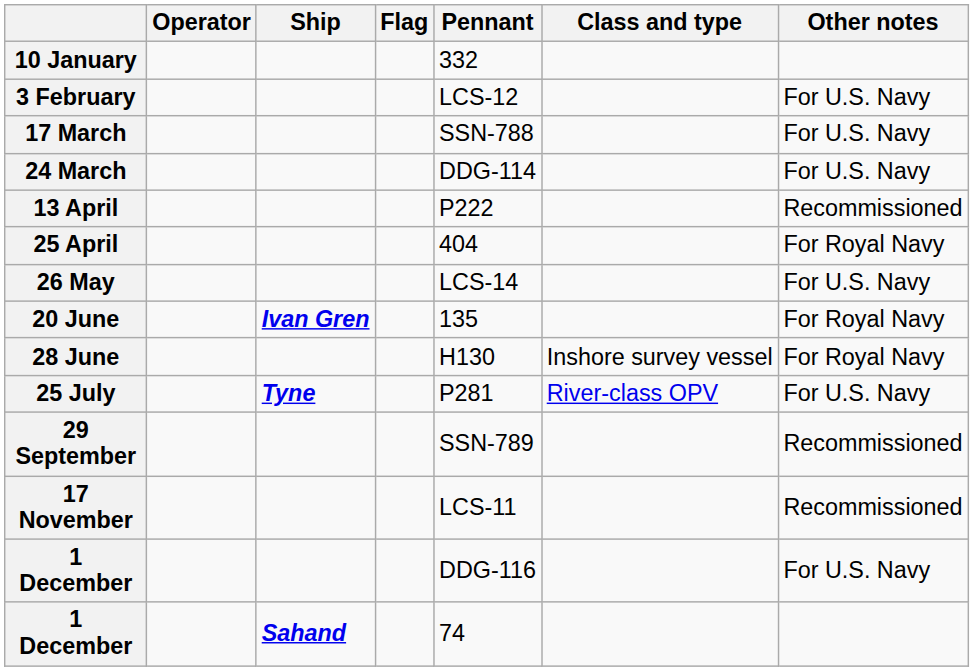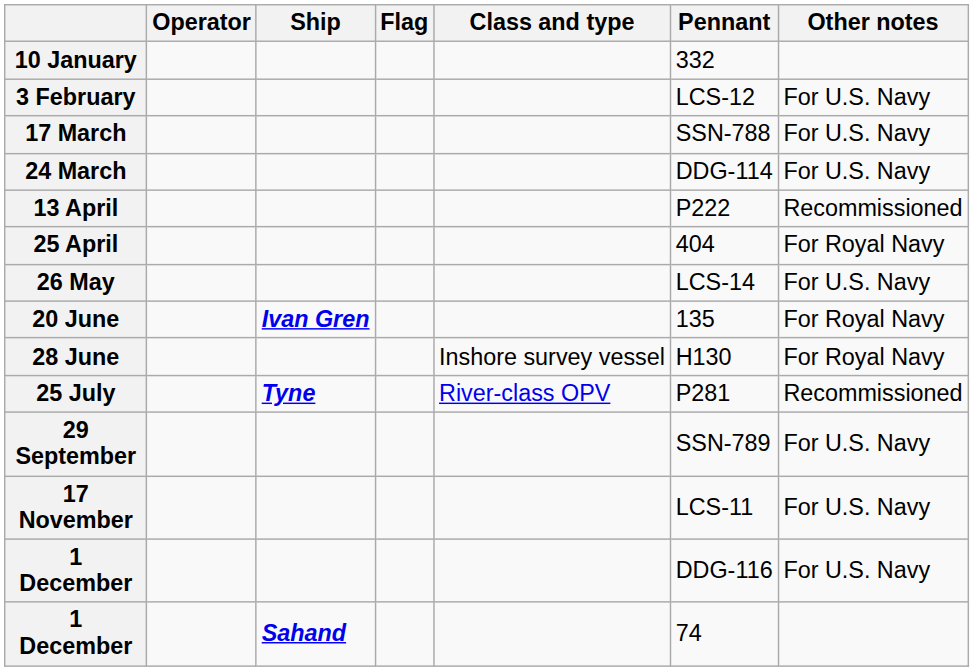columns swapped: (660, 23) <-> (487, 23)
(857, 393) For U.S. Navy -> (873, 393) Recommissioned
(873, 443) Recommissioned -> (857, 443) For U.S. Navy
(873, 507) Recommissioned -> (857, 507) For U.S. Navy
